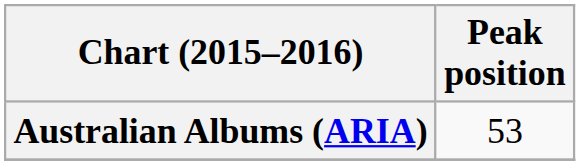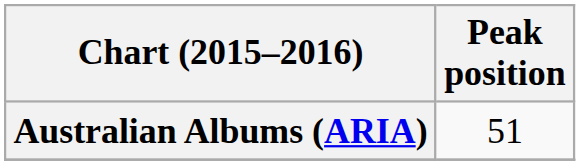(505, 130) 53 -> (505, 130) 51
